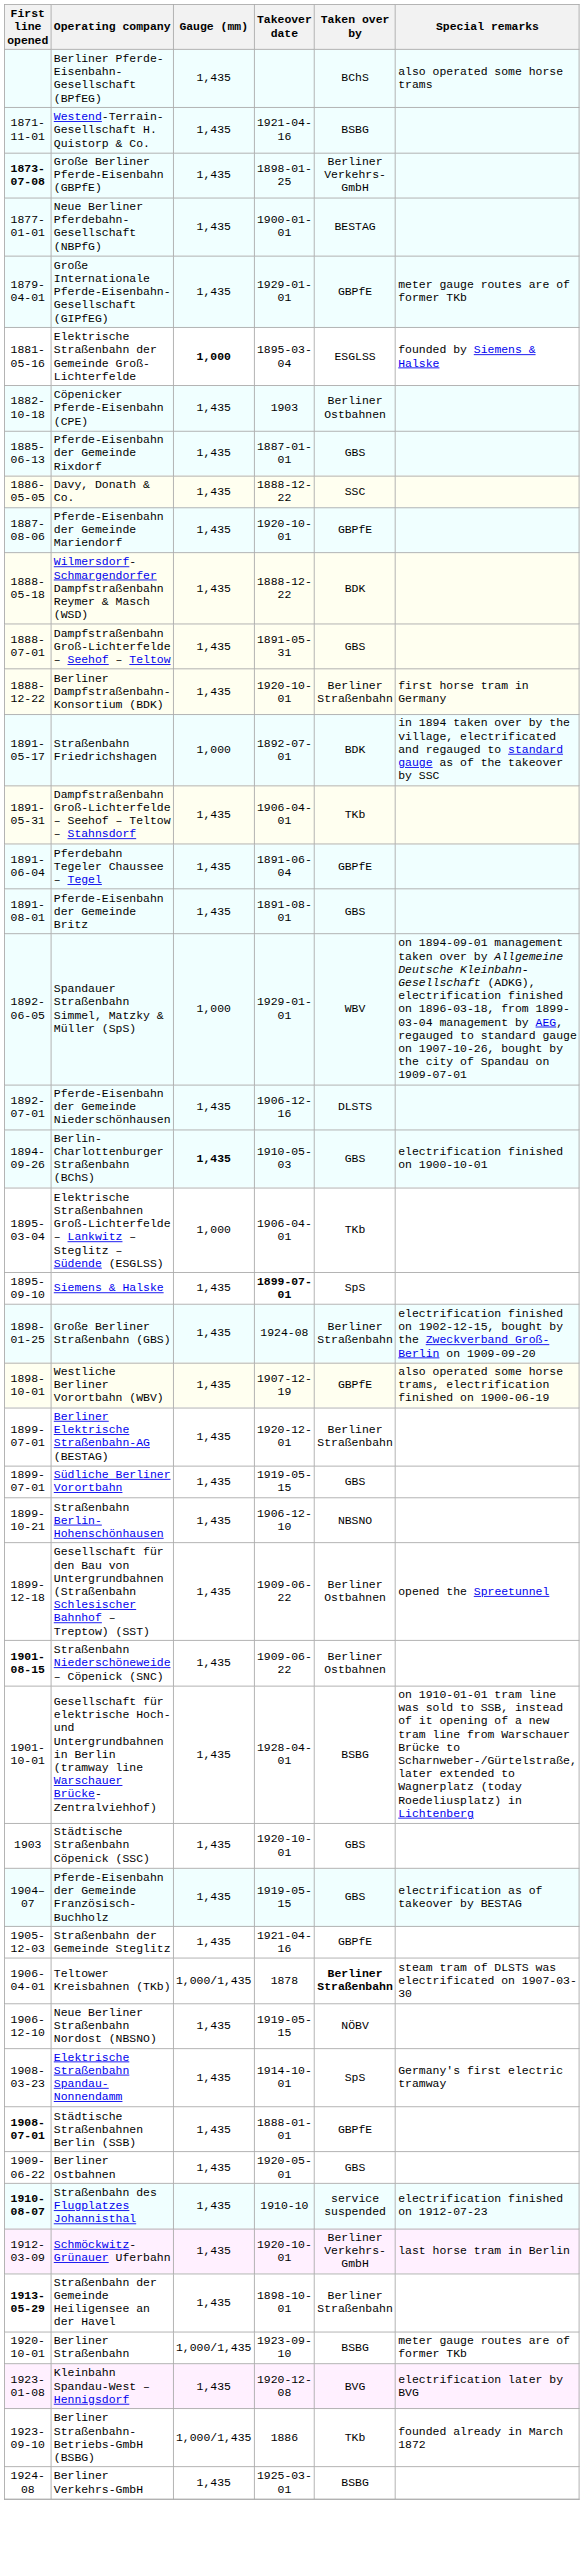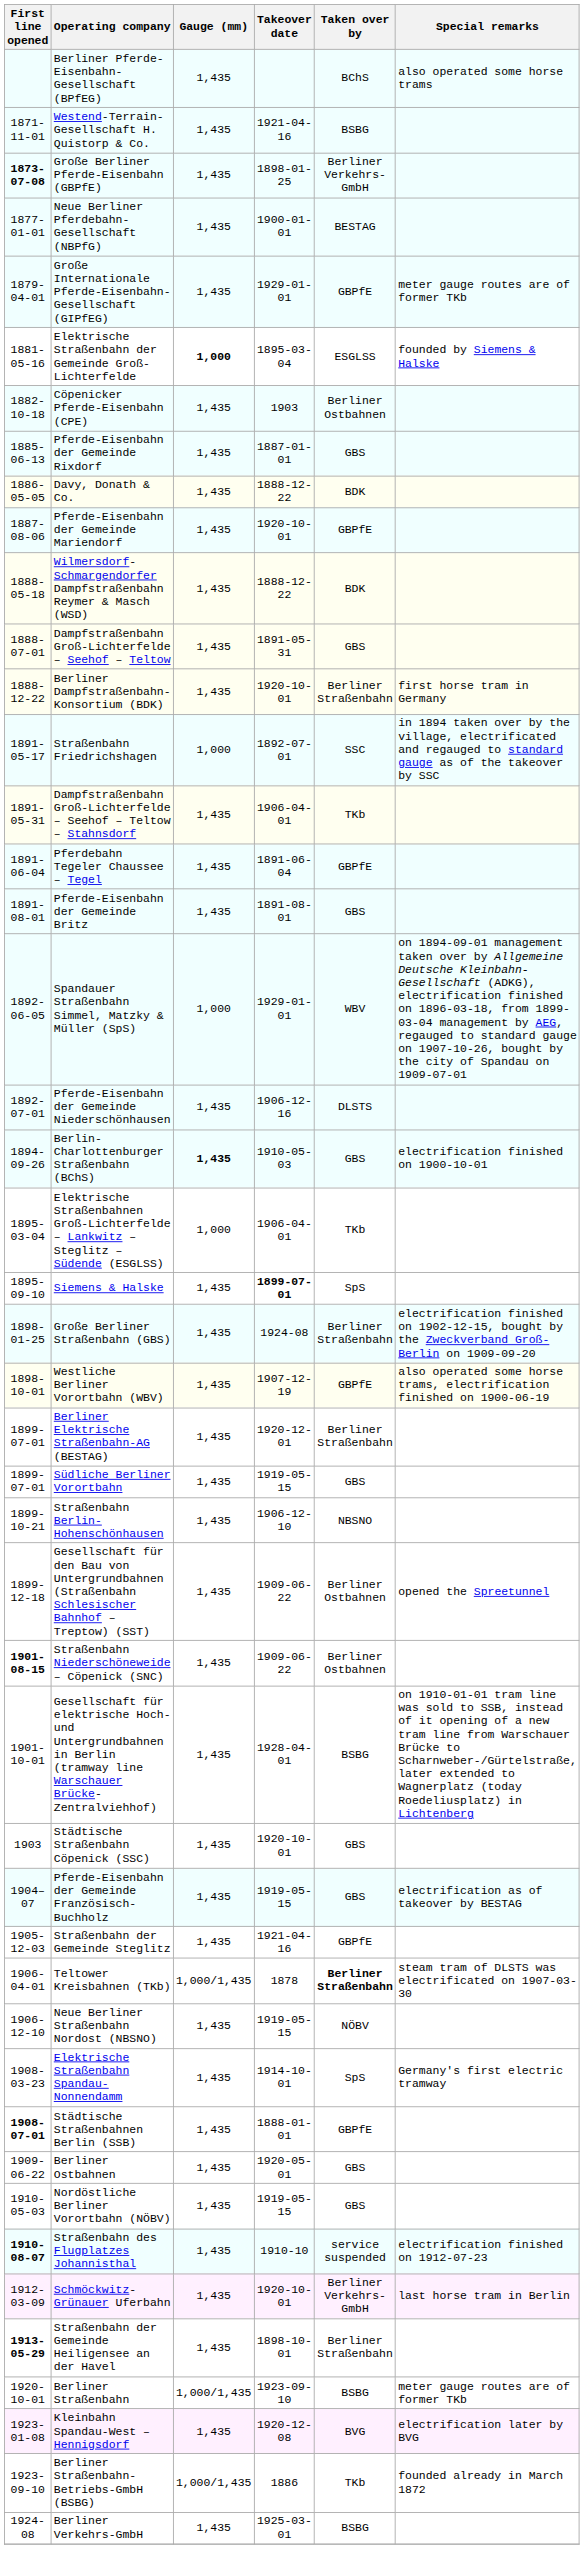(355, 492) SSC -> (355, 492) BDK
(355, 750) BDK -> (355, 750) SSC
+ row: (112, 2206)
